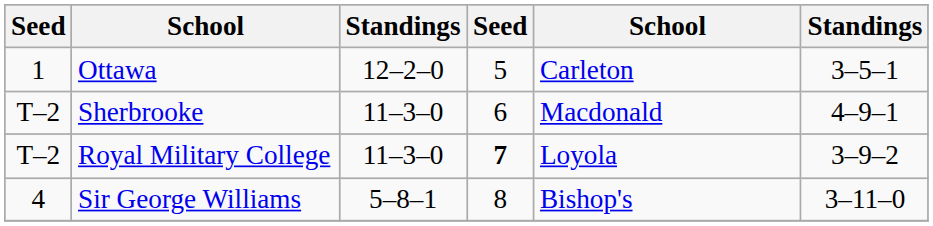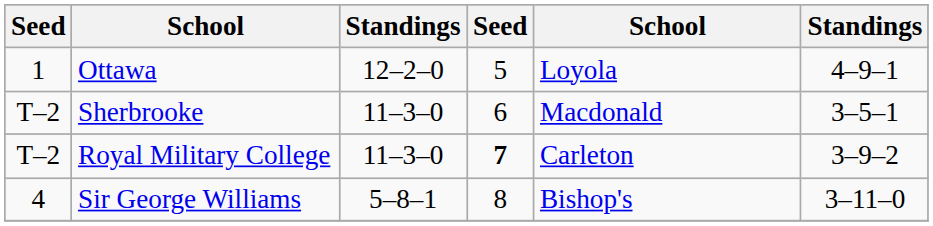(587, 69) Carleton -> (579, 69) Loyola
(865, 69) 3–5–1 -> (865, 69) 4–9–1
(865, 112) 4–9–1 -> (865, 112) 3–5–1
(579, 155) Loyola -> (587, 155) Carleton
